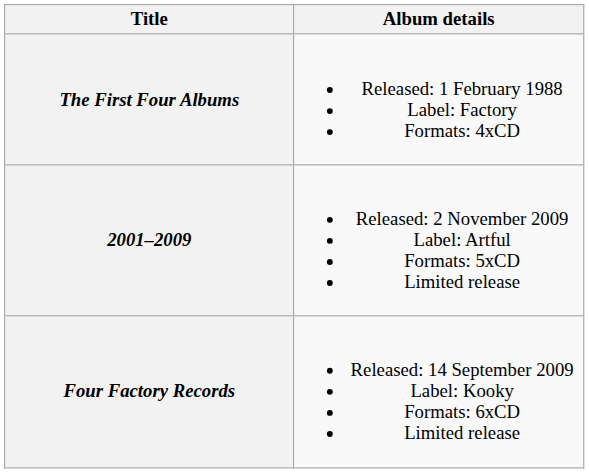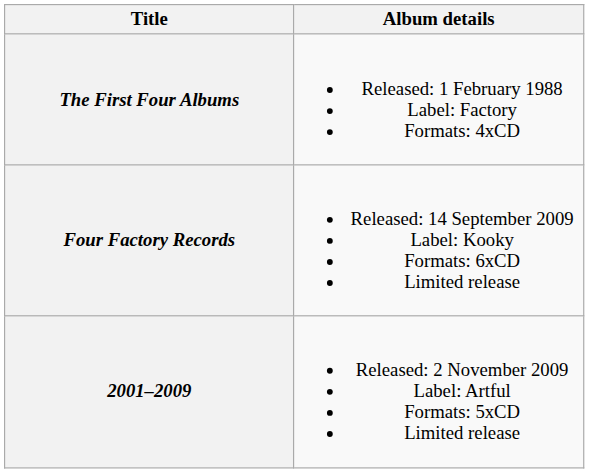rows swapped: (149, 391) <-> (149, 240)
